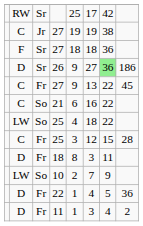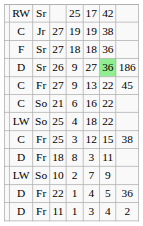(127, 139) 28 -> (127, 139) 38
